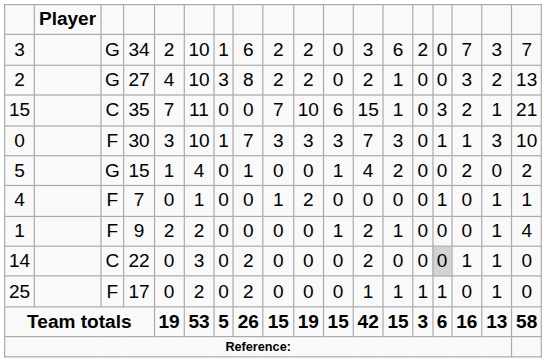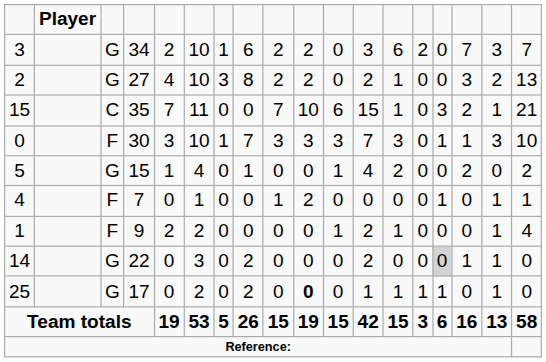(112, 261) C -> (112, 261) G
(112, 291) F -> (112, 291) G
(308, 291) normal -> (308, 291) bold
